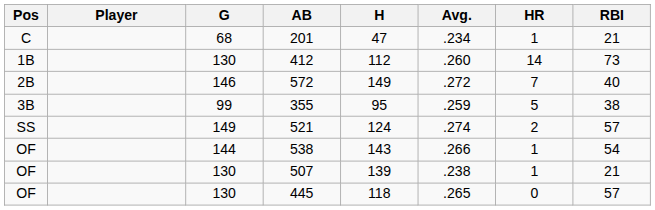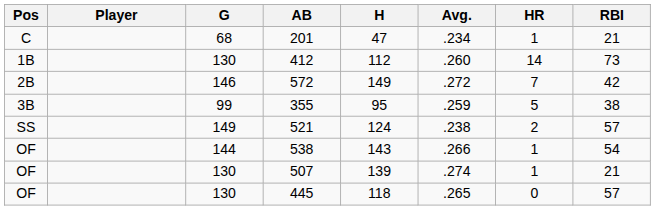(612, 82) 40 -> (612, 82) 42
(457, 127) .274 -> (457, 127) .238
(457, 171) .238 -> (457, 171) .274
